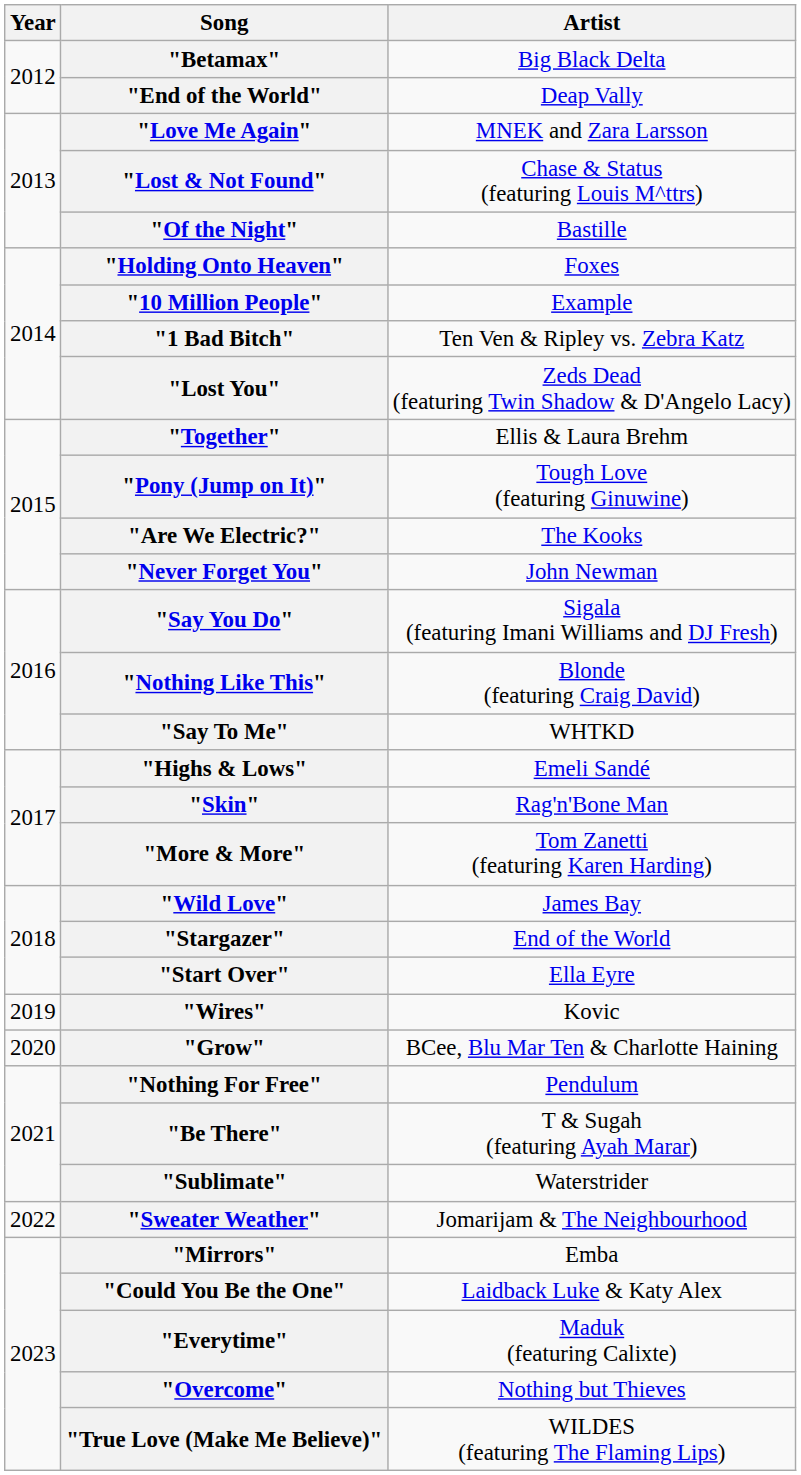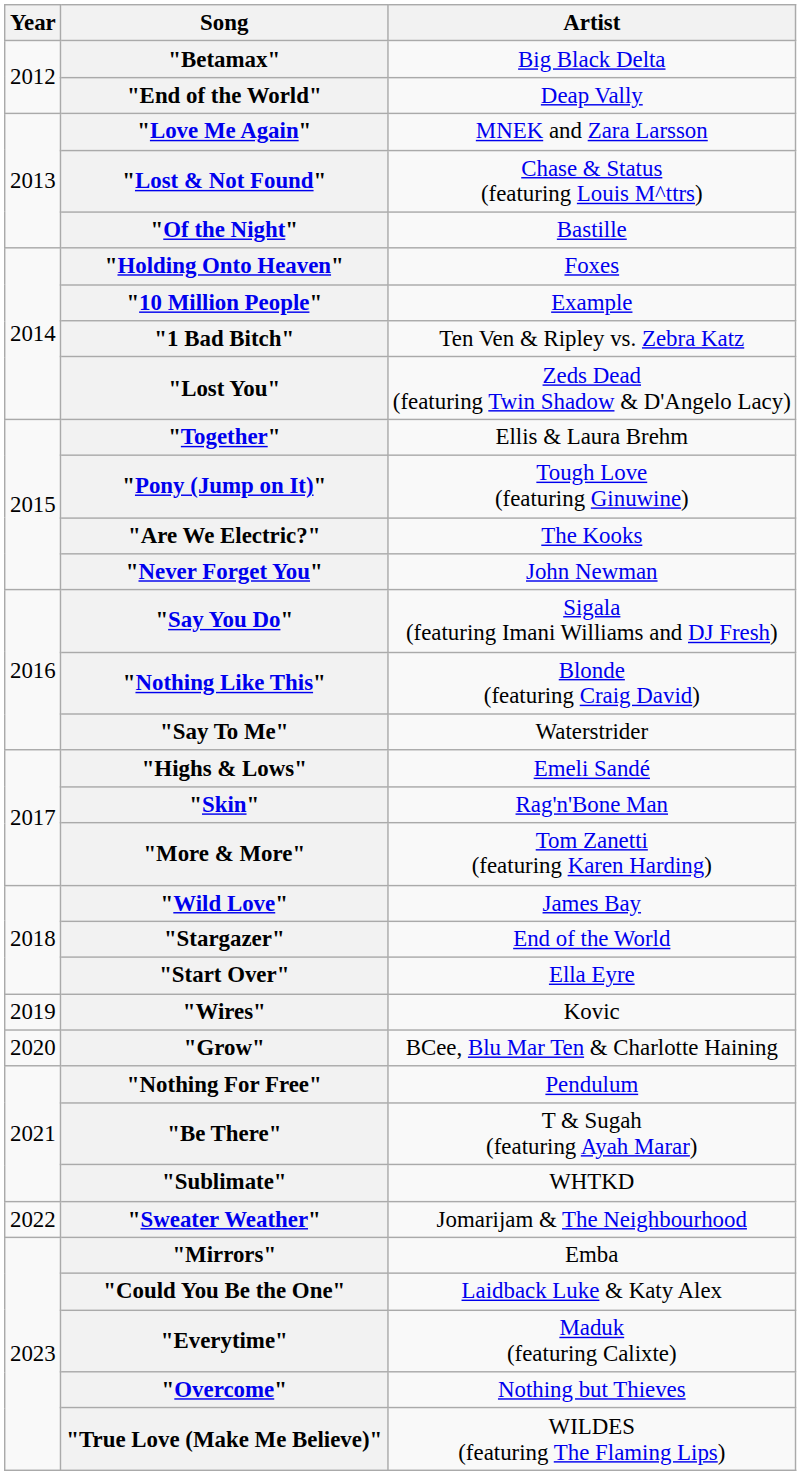(592, 731) WHTKD -> (592, 731) Waterstrider
(592, 1182) Waterstrider -> (592, 1182) WHTKD
